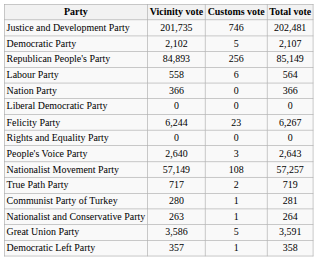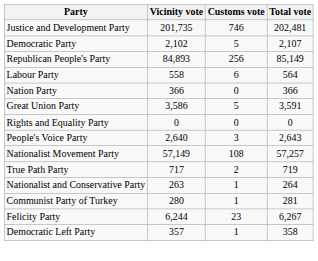- row: (57, 106)
rows swapped: (33, 122) <-> (43, 232)
rows swapped: (62, 201) <-> (76, 216)
